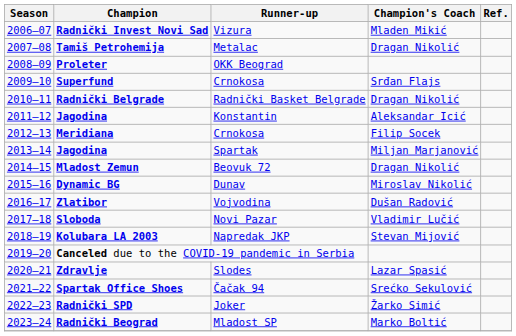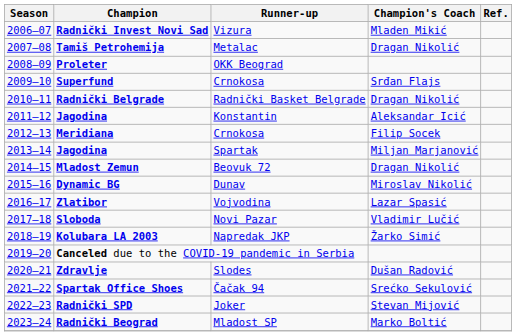(412, 202) Dušan Radović -> (409, 202) Lazar Spasić
(415, 236) Stevan Mijović -> (406, 236) Žarko Simić
(409, 270) Lazar Spasić -> (412, 270) Dušan Radović
(406, 305) Žarko Simić -> (415, 305) Stevan Mijović
